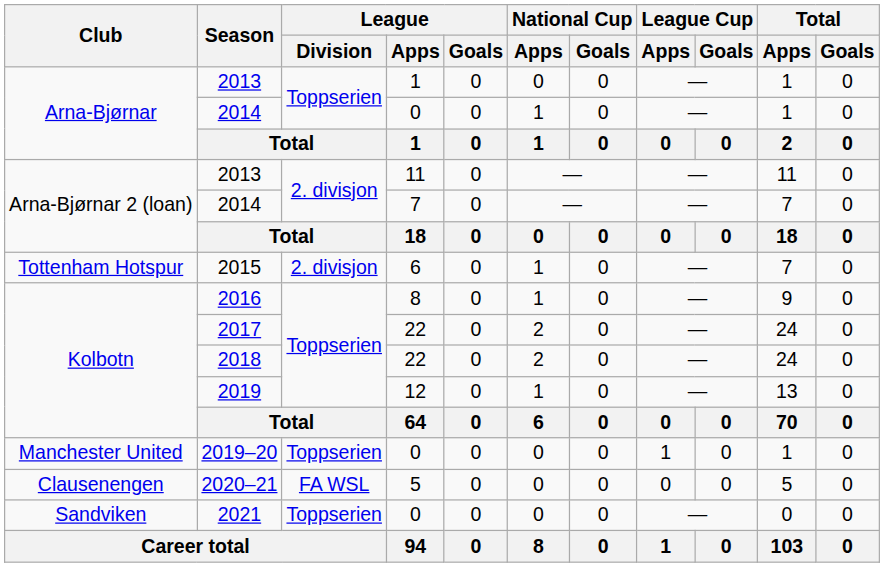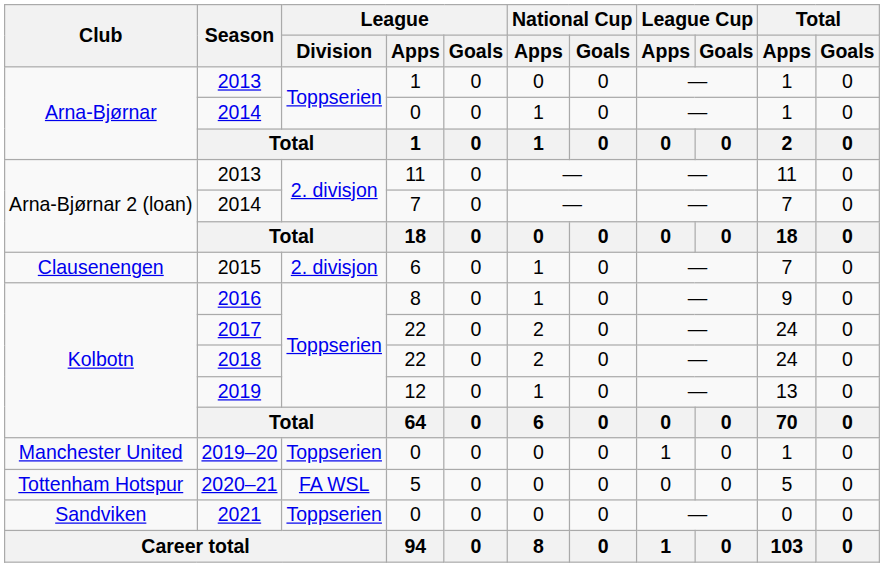(101, 267) Tottenham Hotspur -> (101, 267) Clausenengen
(101, 484) Clausenengen -> (101, 484) Tottenham Hotspur
